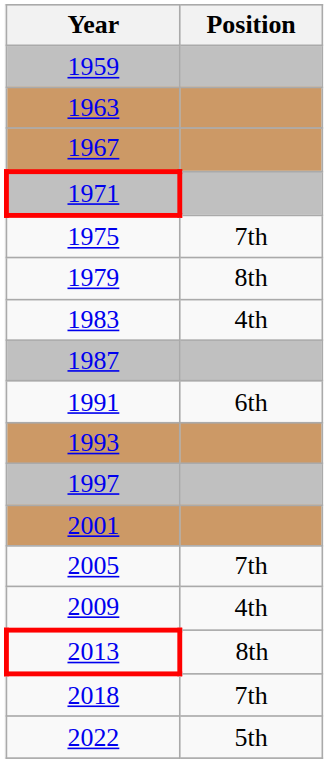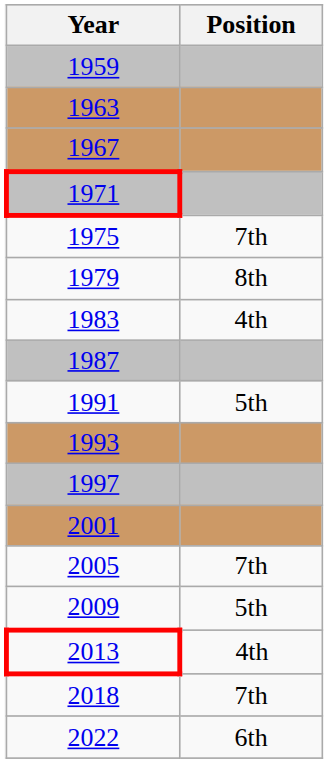(251, 401) 6th -> (251, 401) 5th
(251, 607) 4th -> (251, 607) 5th
(252, 651) 8th -> (252, 651) 4th
(251, 736) 5th -> (251, 736) 6th
